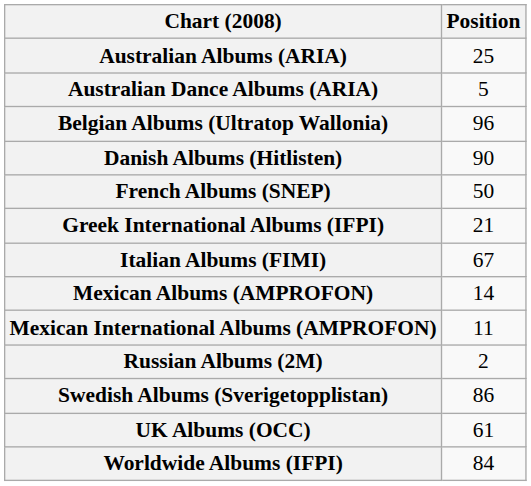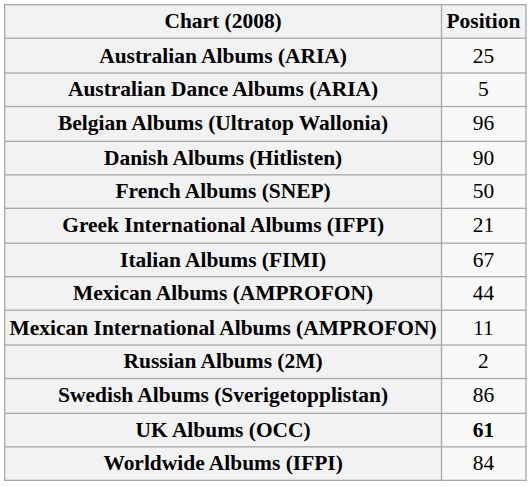(483, 293) 14 -> (483, 293) 44
(483, 429) normal -> (483, 429) bold
